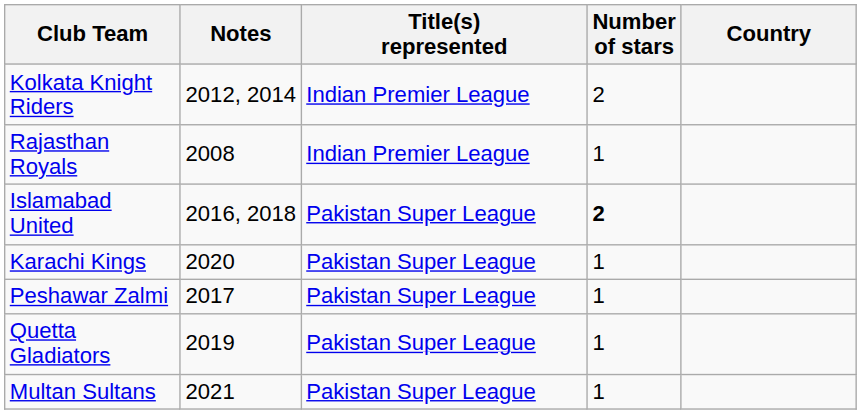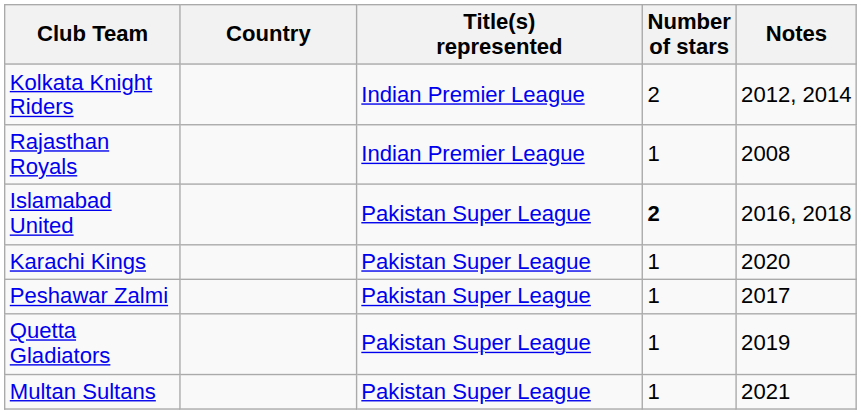columns swapped: (769, 34) <-> (241, 34)
